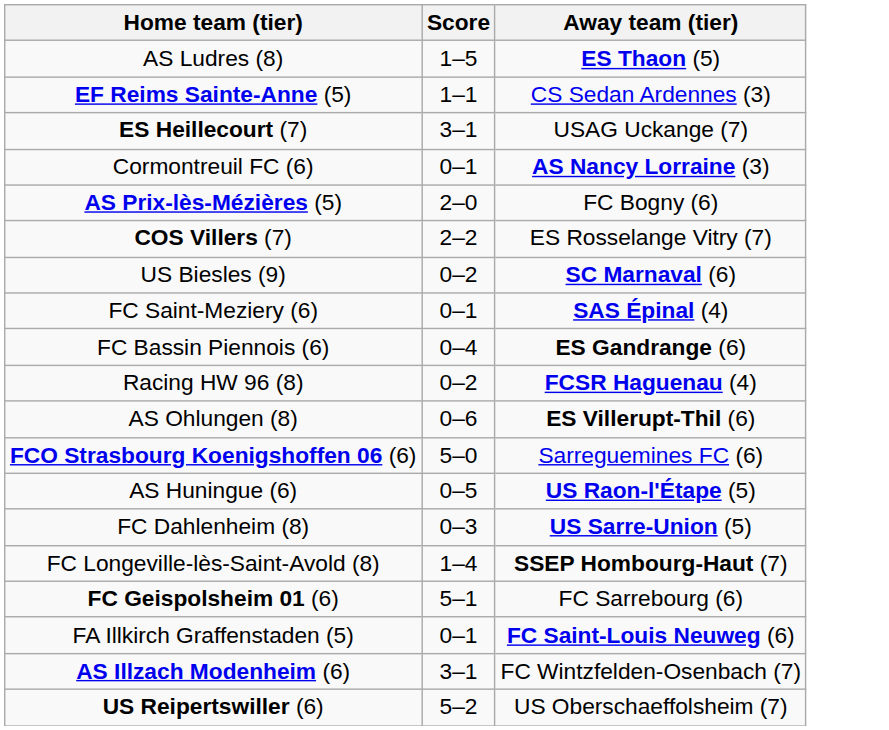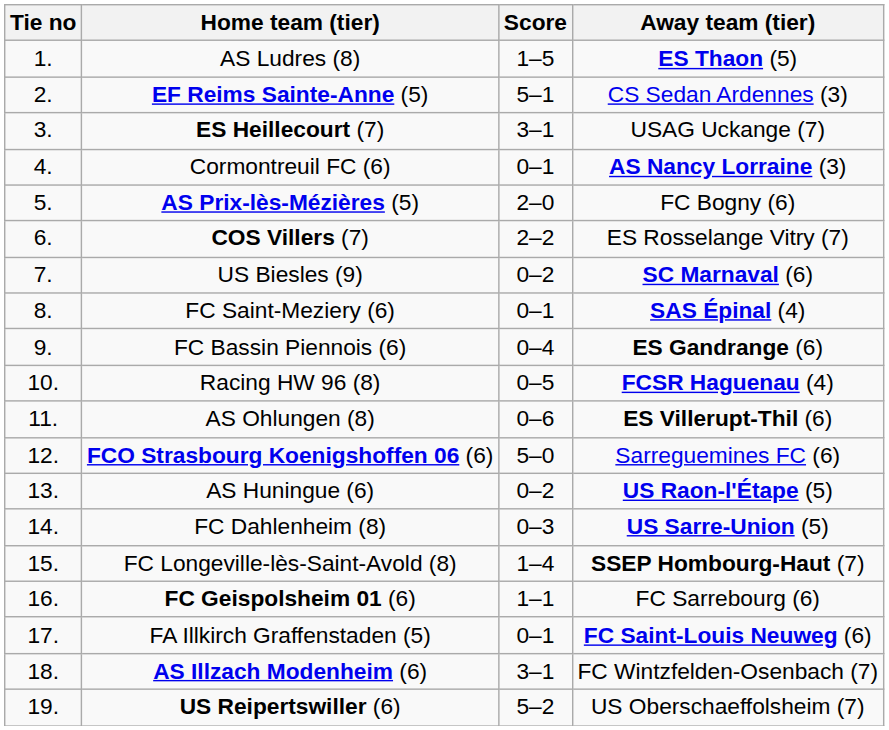+ column: (43, 22)
(458, 94) 1–1 -> (535, 94) 5–1
(458, 382) 0–2 -> (535, 382) 0–5
(458, 490) 0–5 -> (535, 490) 0–2
(458, 599) 5–1 -> (535, 599) 1–1
